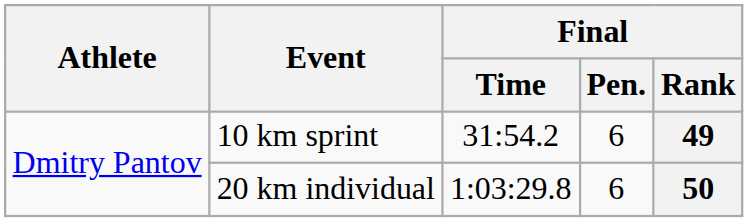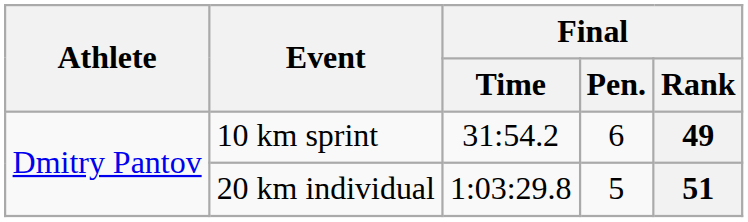(616, 189) 6 -> (616, 189) 5
(698, 189) 50 -> (698, 189) 51
